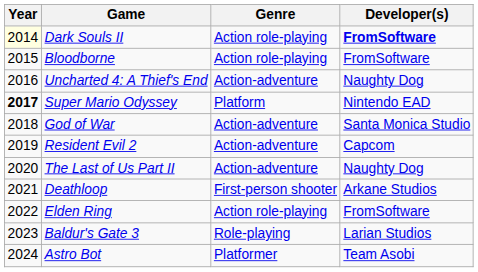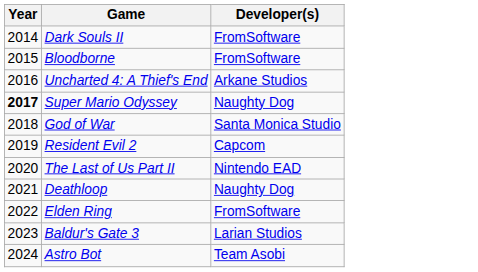- column: (275, 15)
(23, 37) lightyellow background -> (23, 37) no background
(390, 37) bold -> (257, 37) normal
(384, 80) Naughty Dog -> (261, 80) Arkane Studios
(387, 102) Nintendo EAD -> (254, 102) Naughty Dog
(384, 168) Naughty Dog -> (257, 168) Nintendo EAD
(390, 189) Arkane Studios -> (254, 189) Naughty Dog
